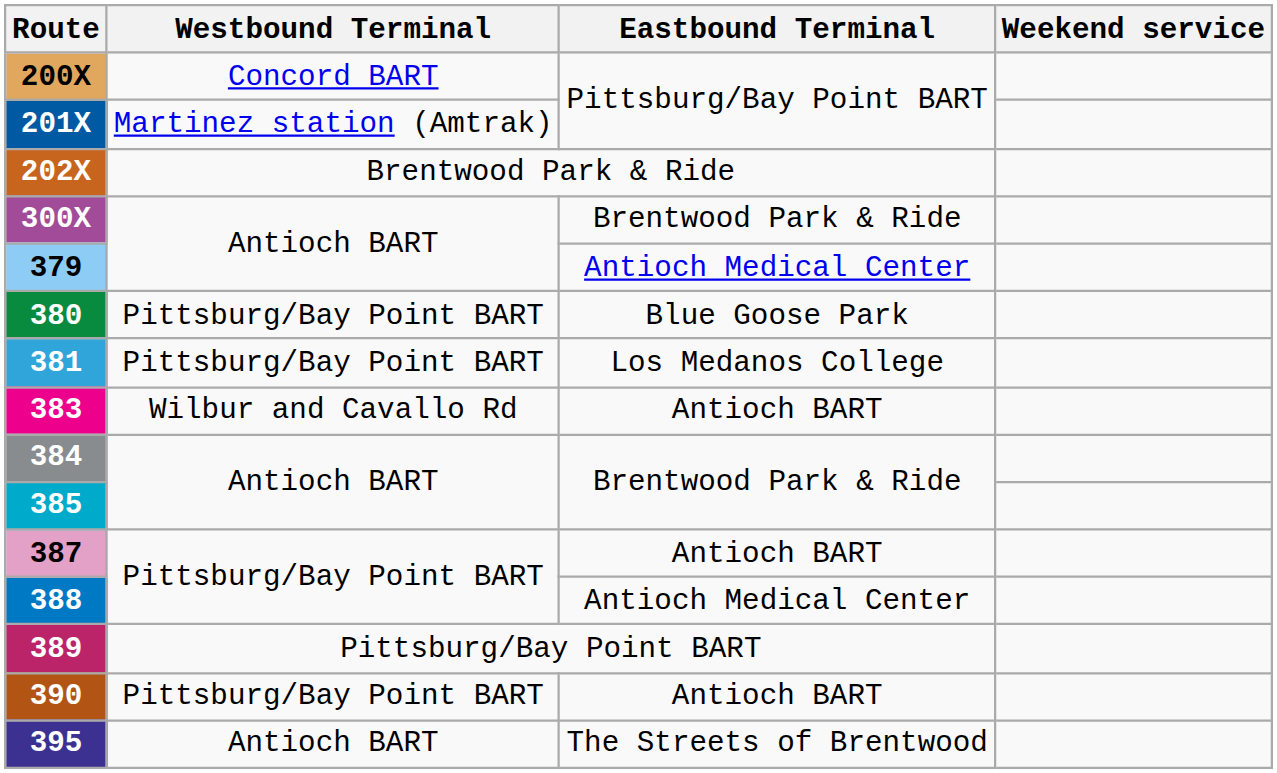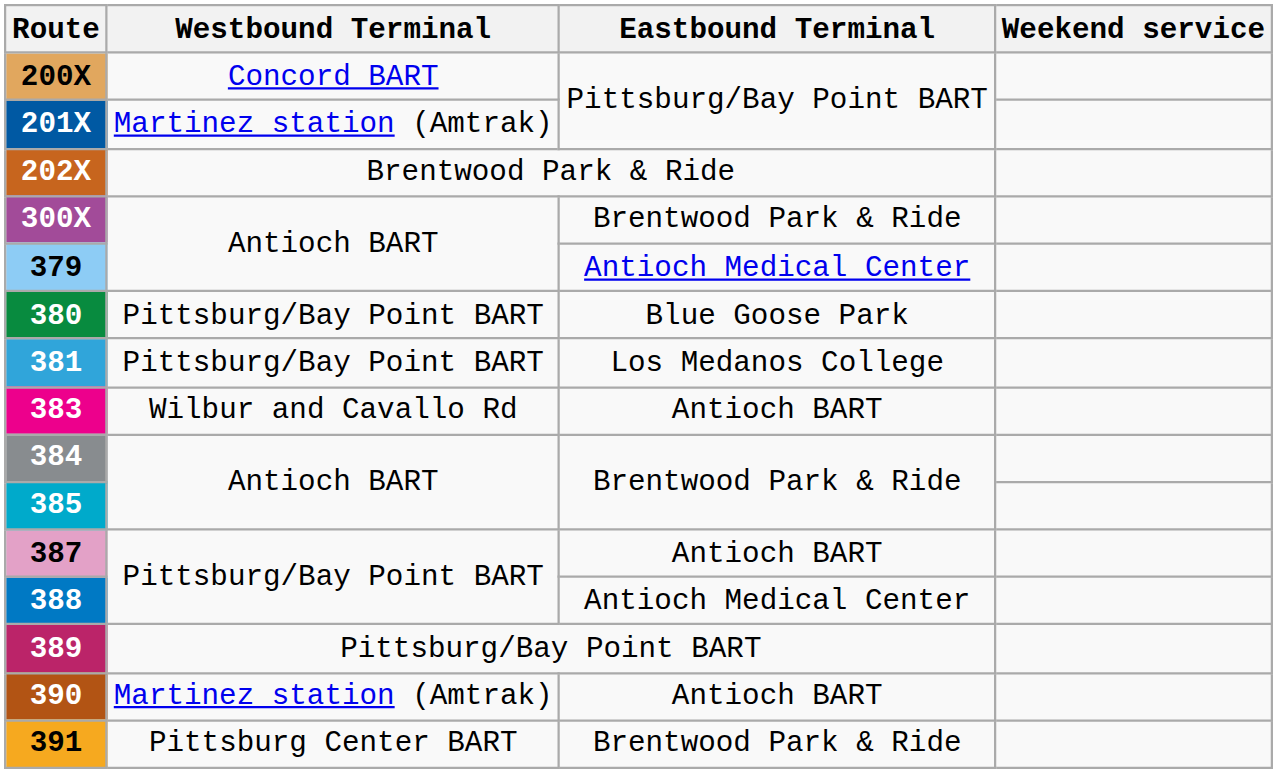(333, 696) Pittsburg/Bay Point BART -> (333, 696) Martinez station (Amtrak)
+ row: (56, 744)
- row: (56, 744)
